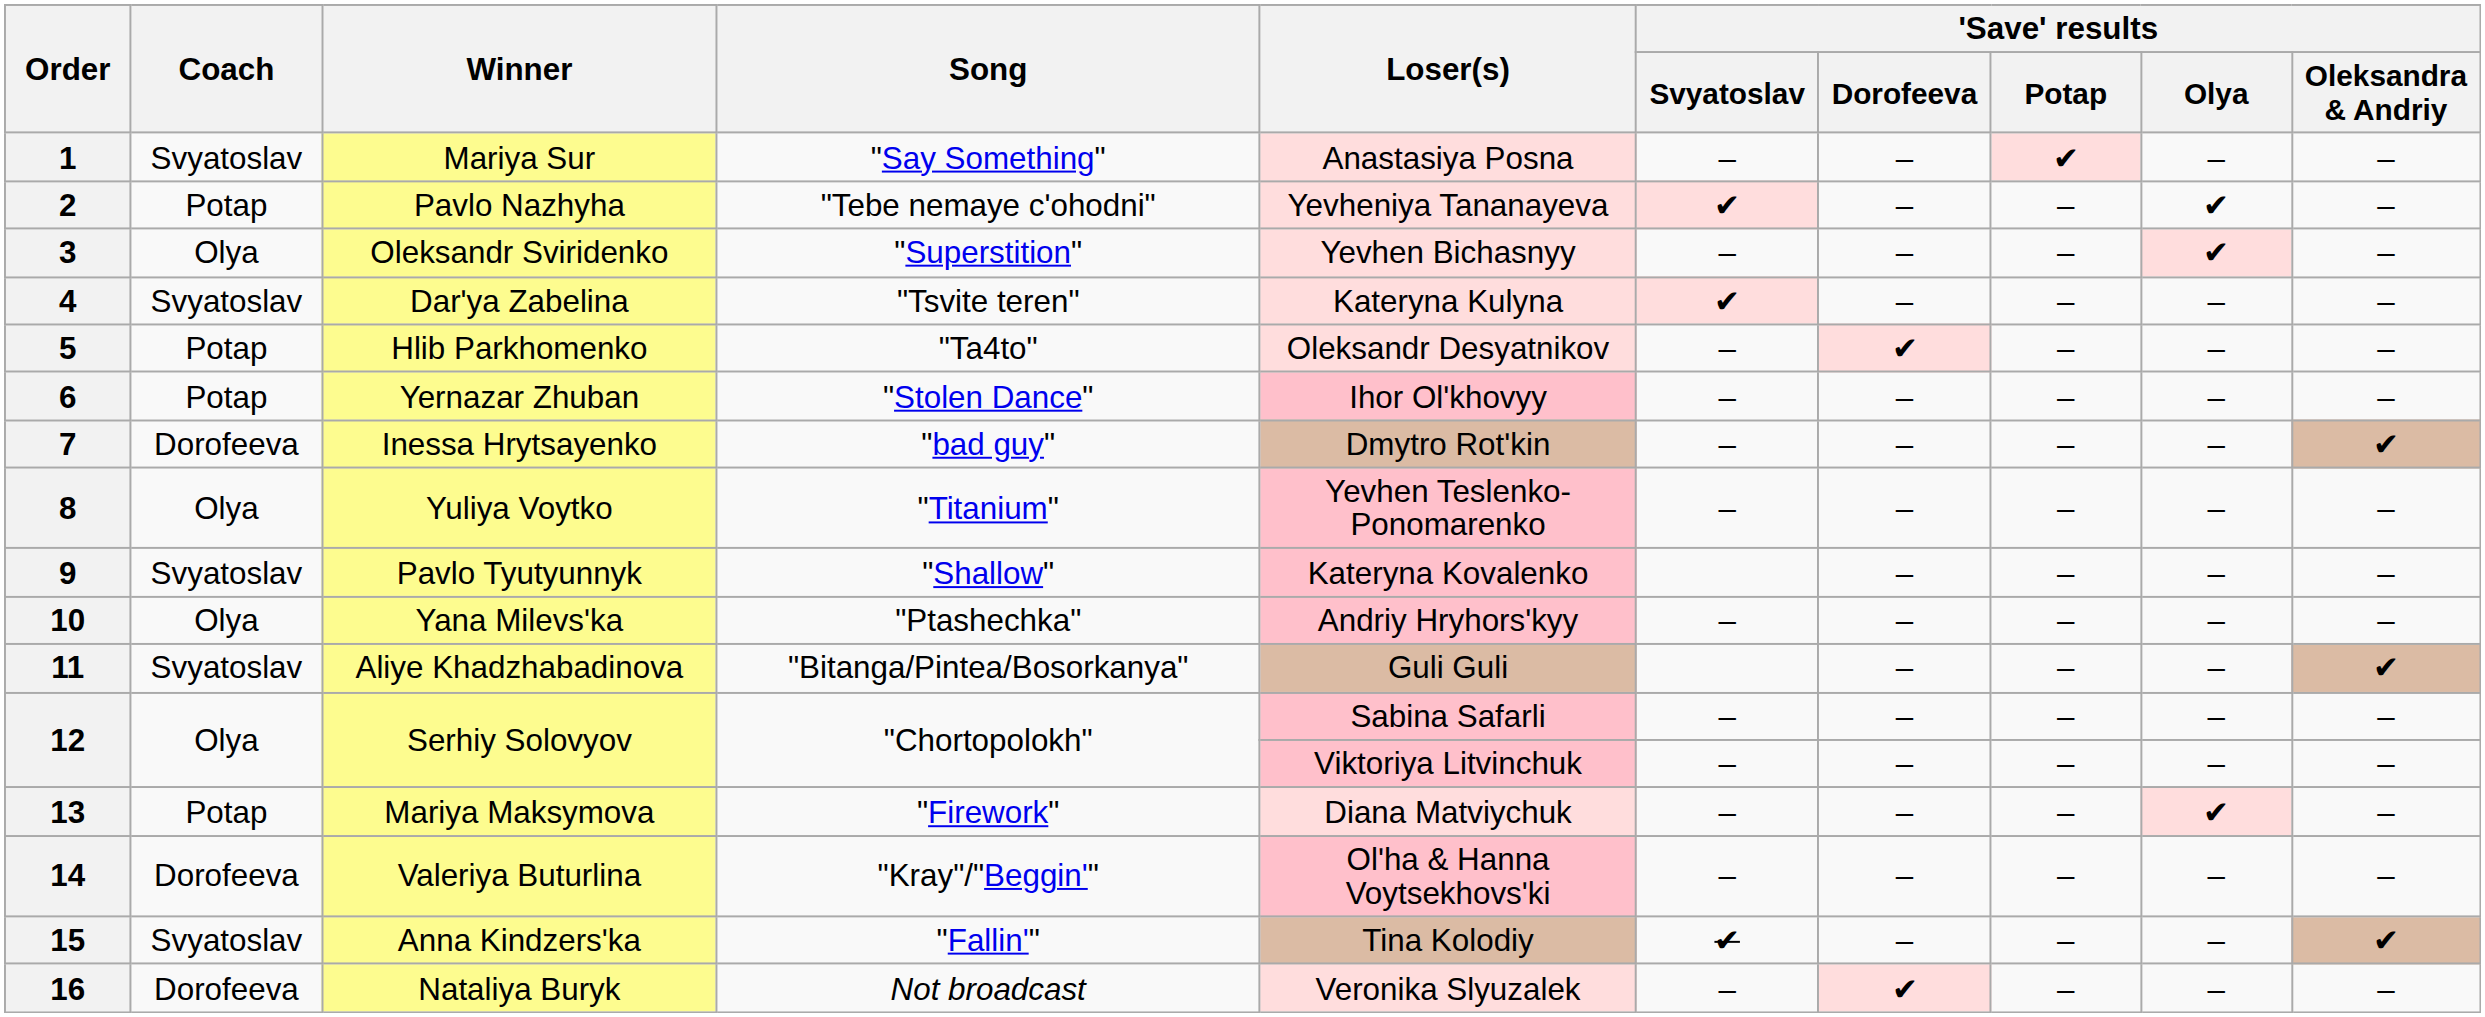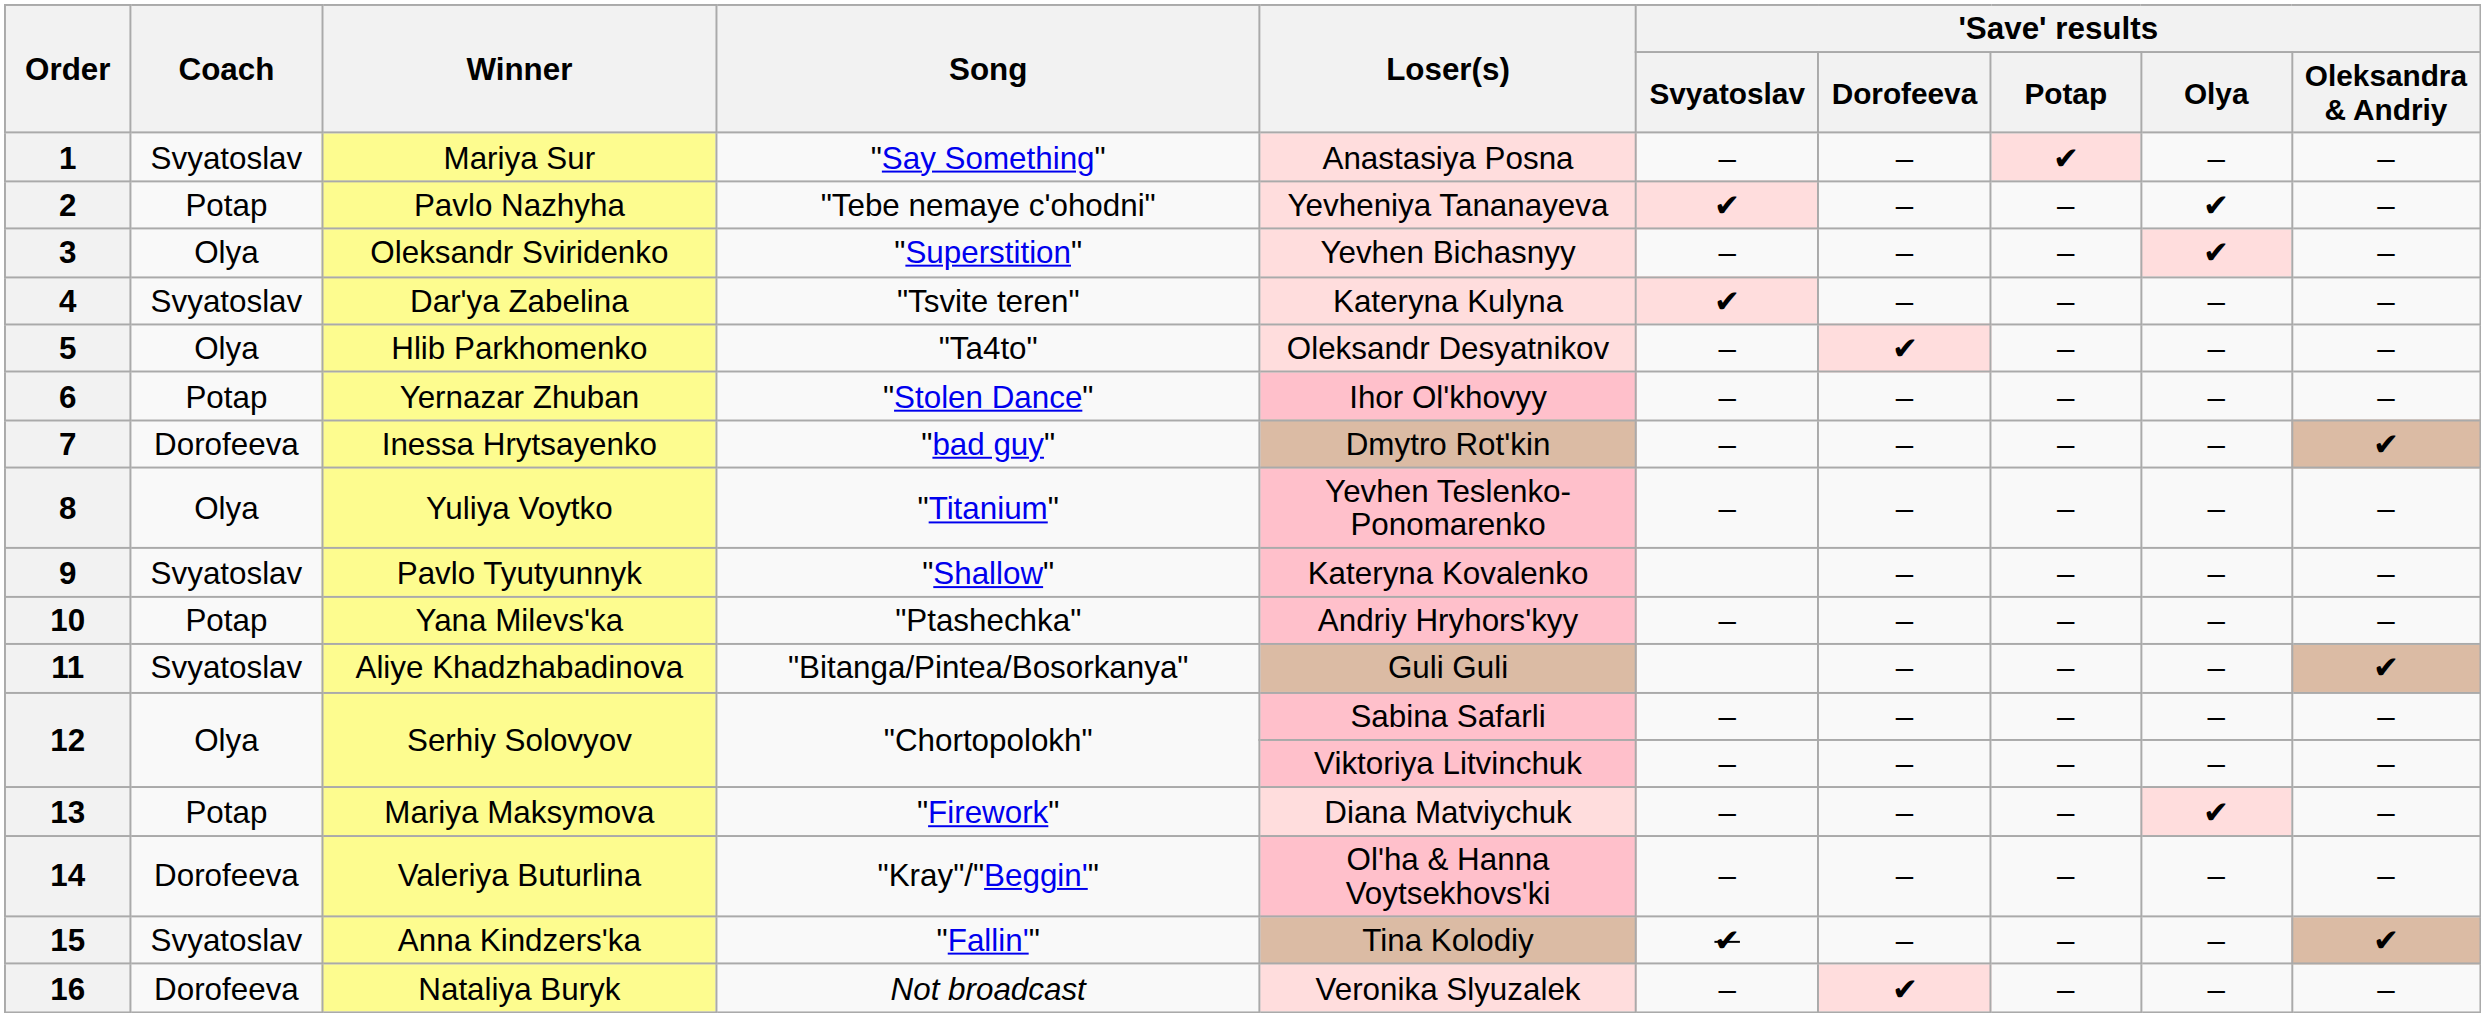(226, 348) Potap -> (226, 348) Olya
(226, 620) Olya -> (226, 620) Potap
